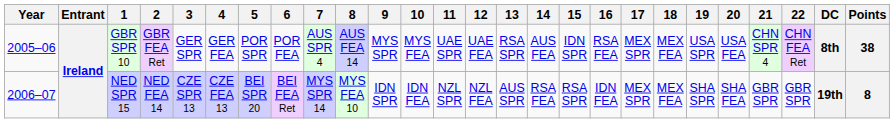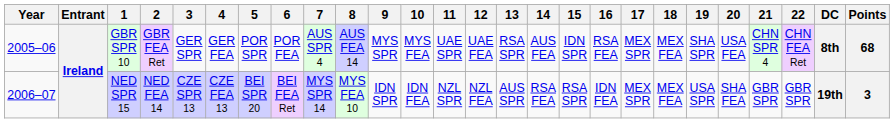(702, 48) USA SPR -> (702, 48) SHA SPR
(867, 48) 38 -> (867, 48) 68
(702, 95) SHA SPR -> (702, 95) USA SPR
(867, 95) 8 -> (867, 95) 3
